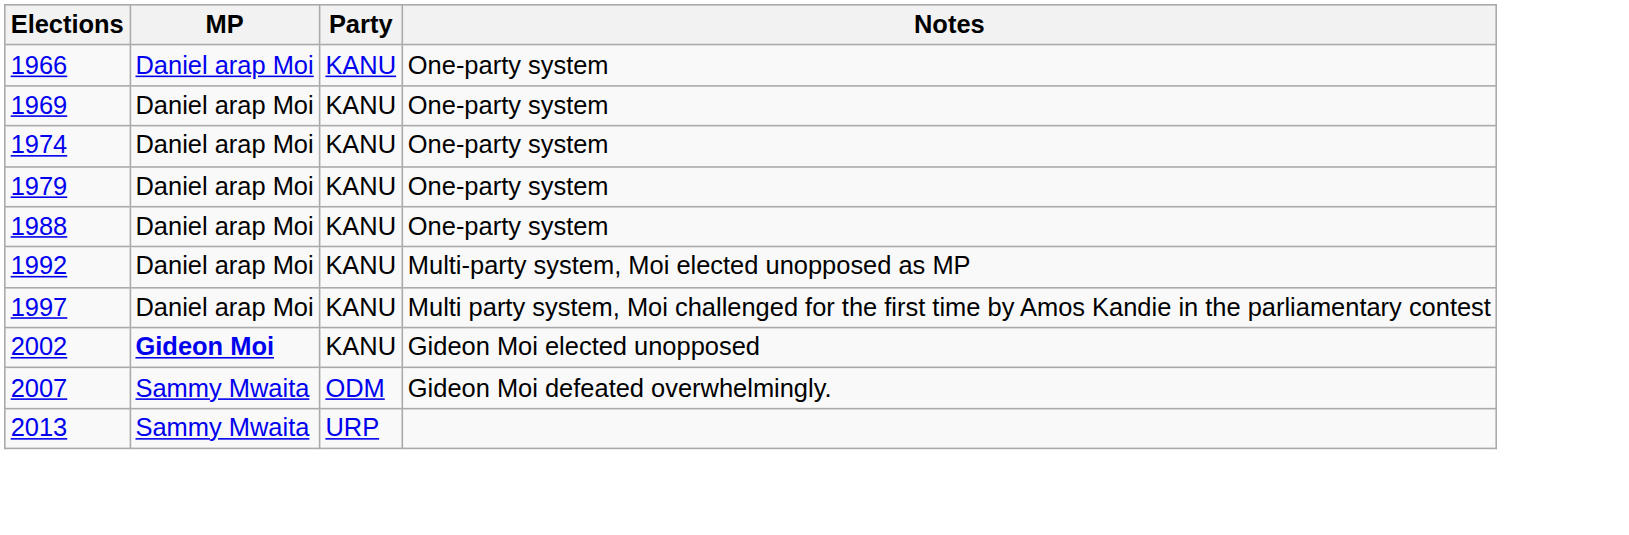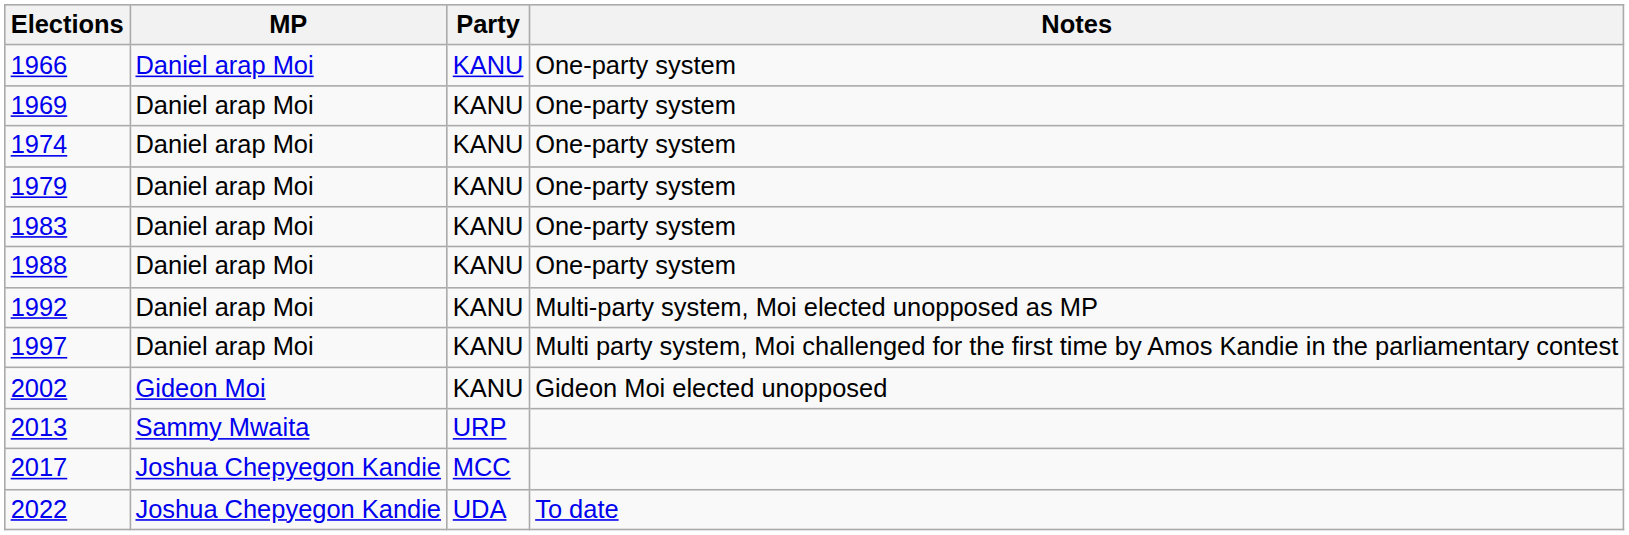+ row: (39, 226)
(205, 347) bold -> (201, 387) normal
- row: (39, 387)
+ row: (39, 468)
+ row: (39, 508)
